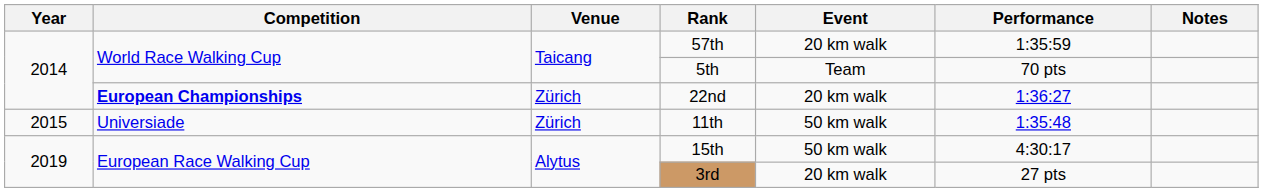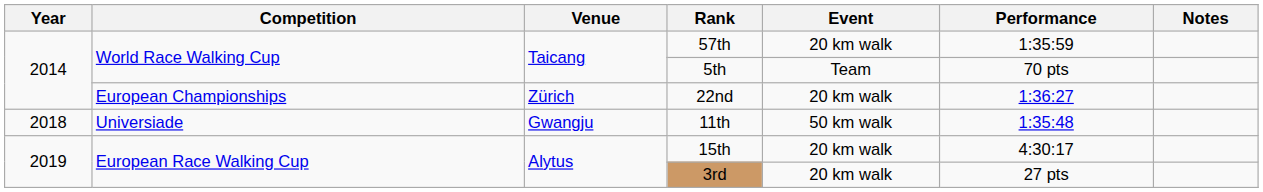(199, 97) bold -> (191, 97) normal
(49, 123) 2015 -> (48, 123) 2018
(558, 123) Zürich -> (561, 123) Gwangju
(845, 149) 50 km walk -> (851, 149) 20 km walk
